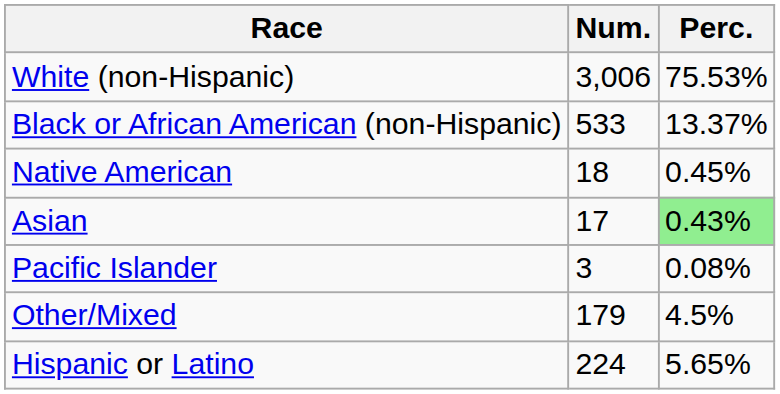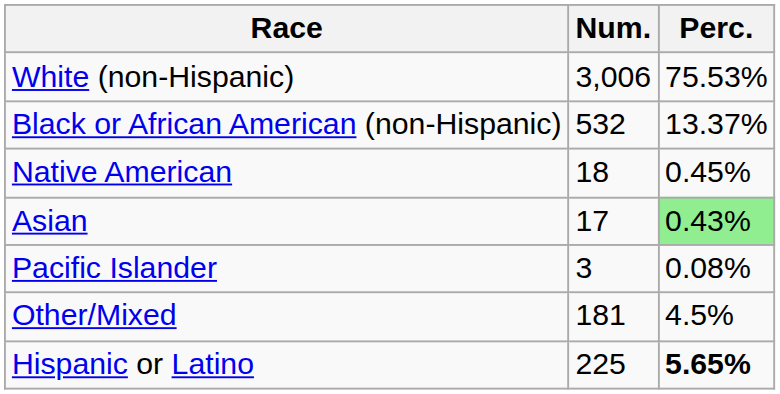(601, 124) 533 -> (601, 124) 532
(601, 316) 179 -> (601, 316) 181
(601, 364) 224 -> (601, 364) 225
(708, 364) normal -> (708, 364) bold
